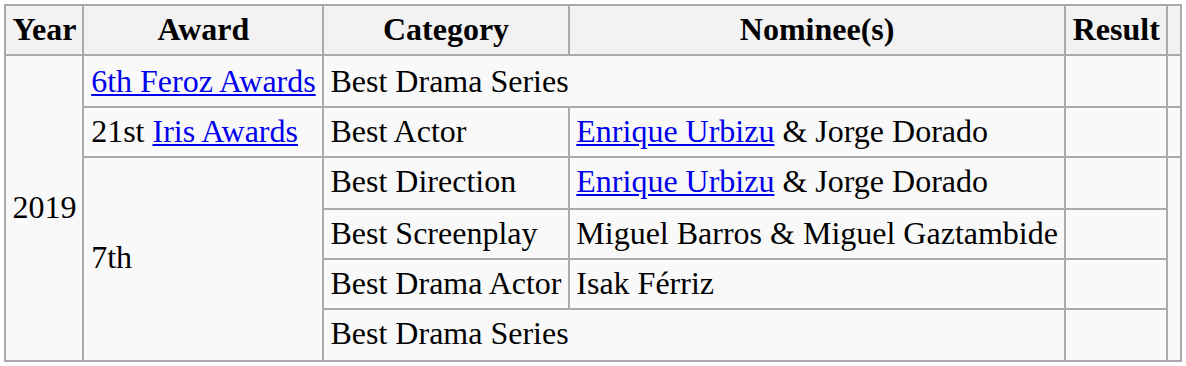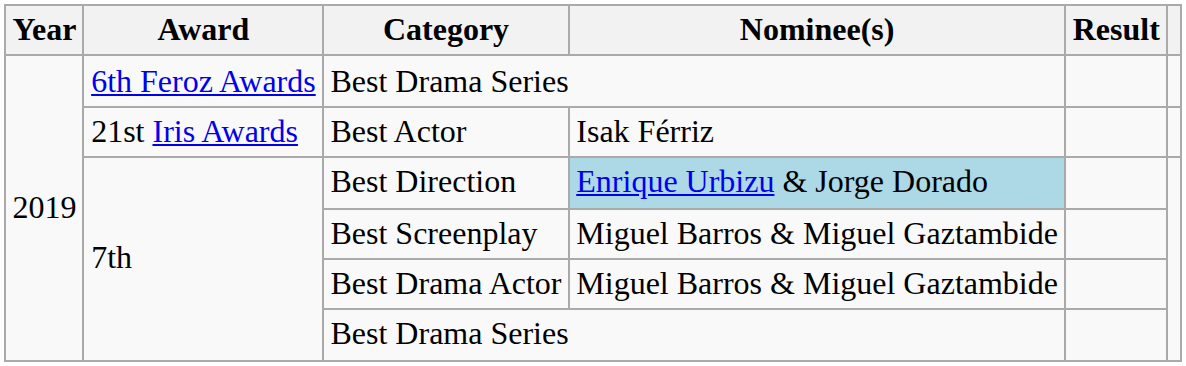(782, 131) Enrique Urbizu & Jorge Dorado -> (645, 131) Isak Férriz
(782, 182) no background -> (782, 182) lightblue background
(645, 283) Isak Férriz -> (817, 283) Miguel Barros & Miguel Gaztambide
